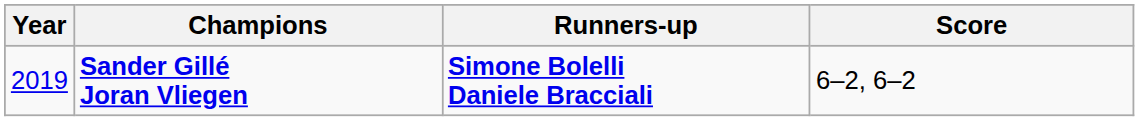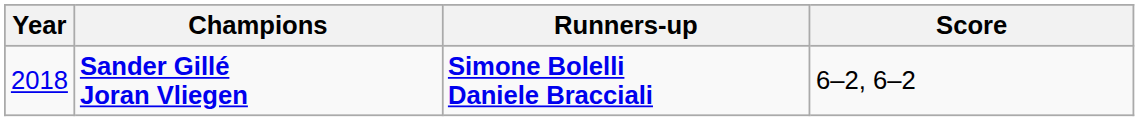(39, 80) 2019 -> (39, 80) 2018
